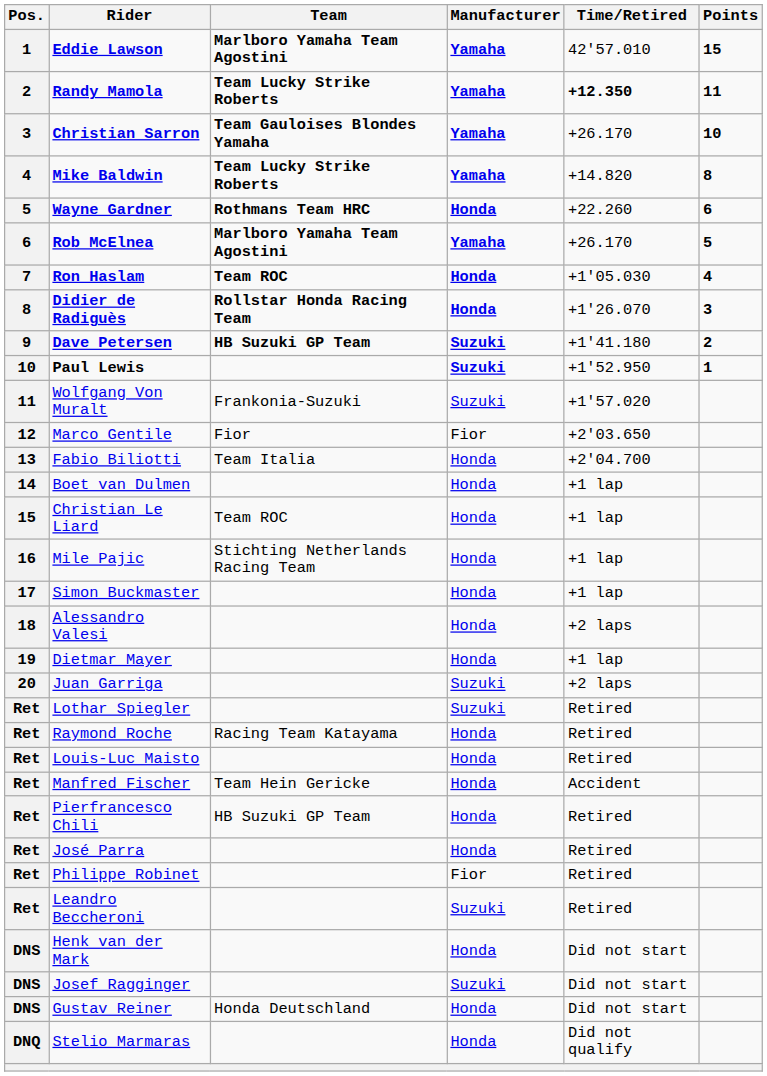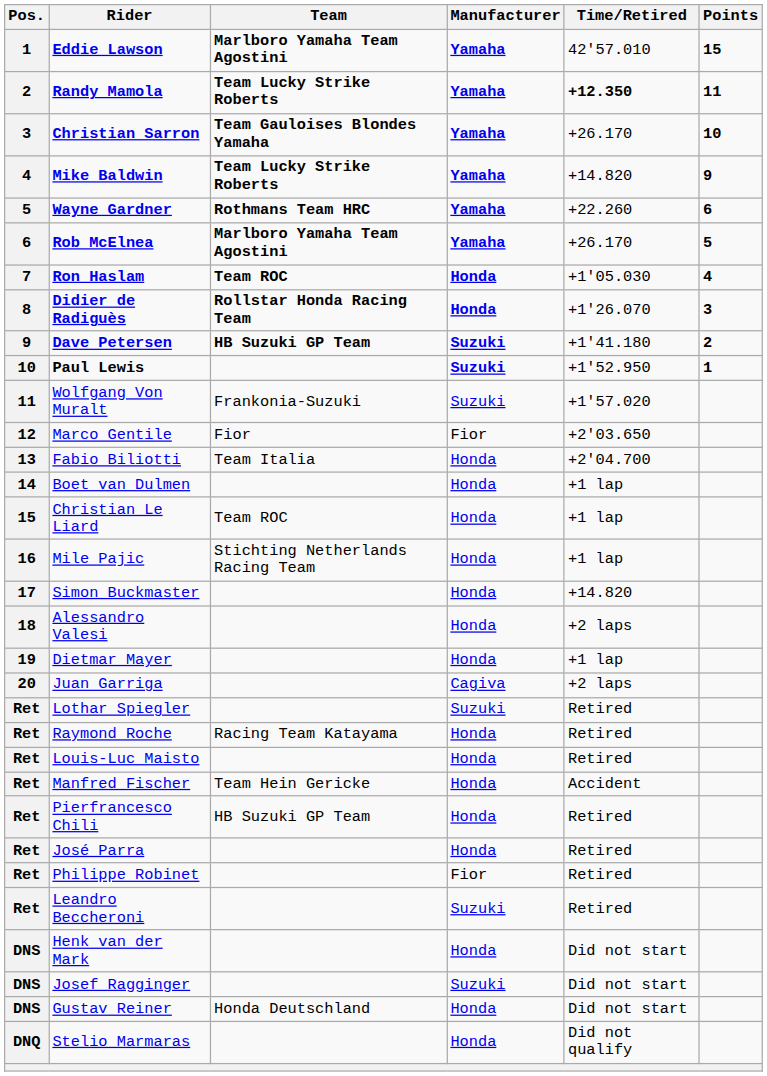(708, 177) 8 -> (708, 177) 9
(473, 210) Honda -> (478, 210) Yamaha
(596, 594) +1 lap -> (600, 594) +14.820
(478, 685) Suzuki -> (478, 685) Cagiva
